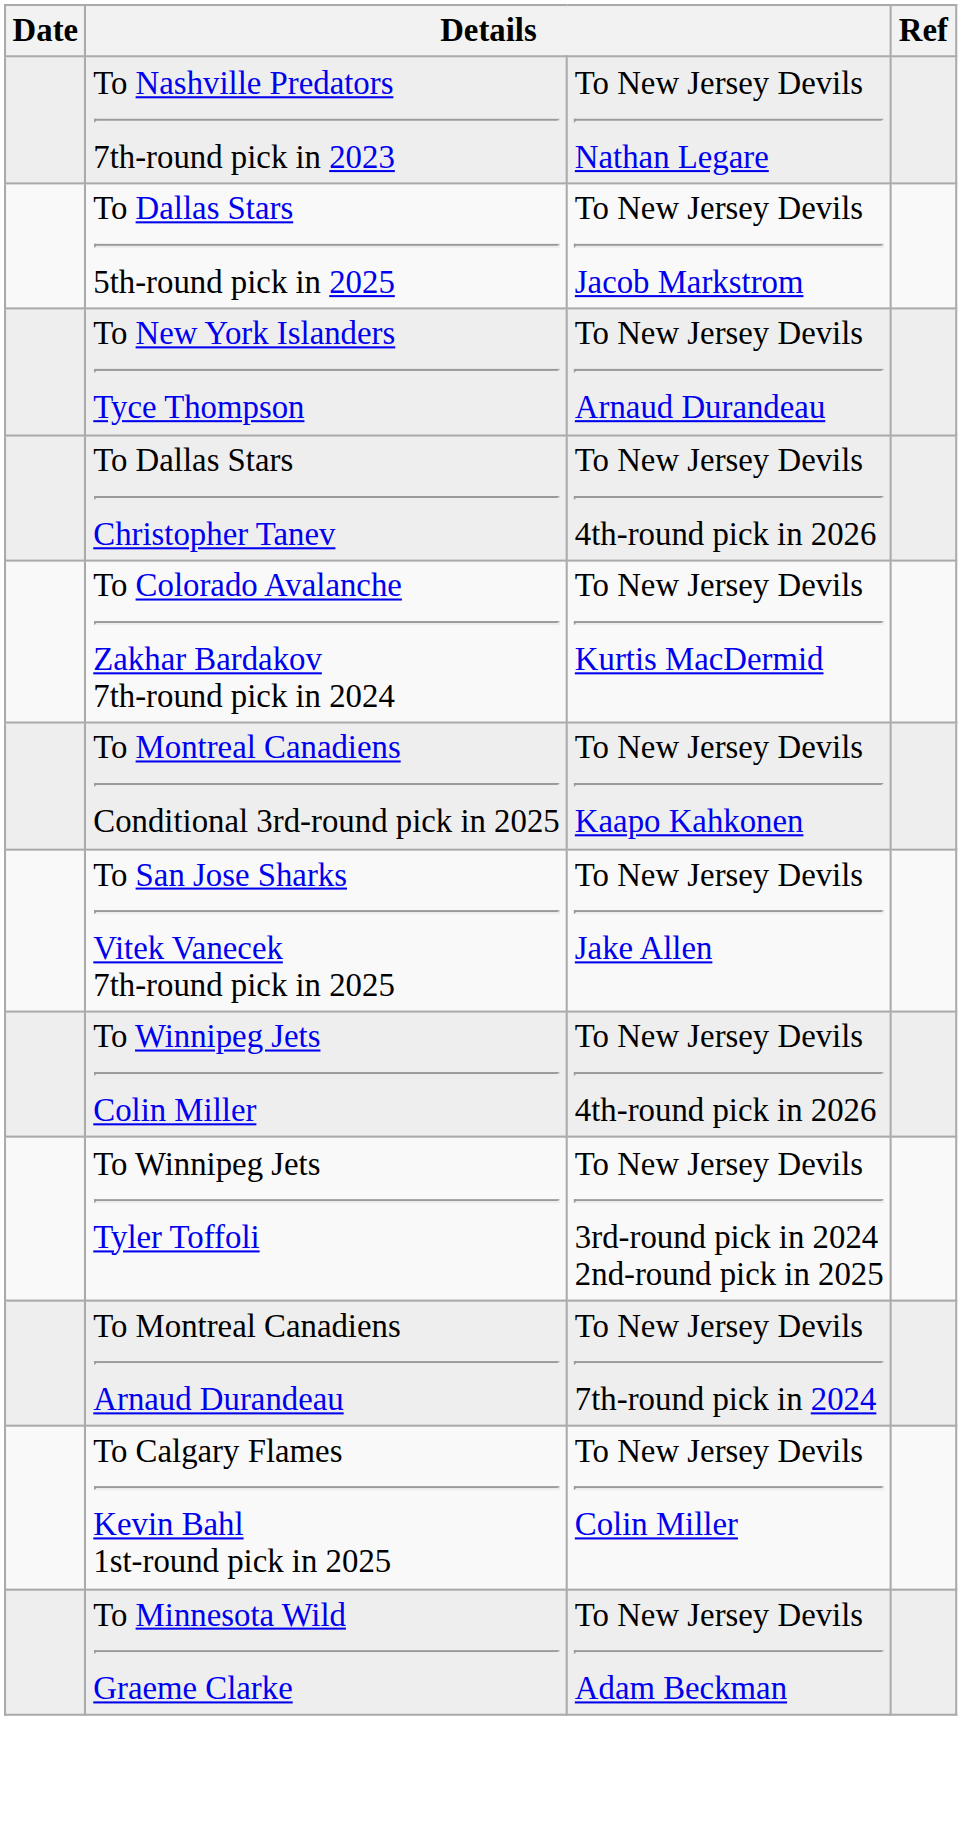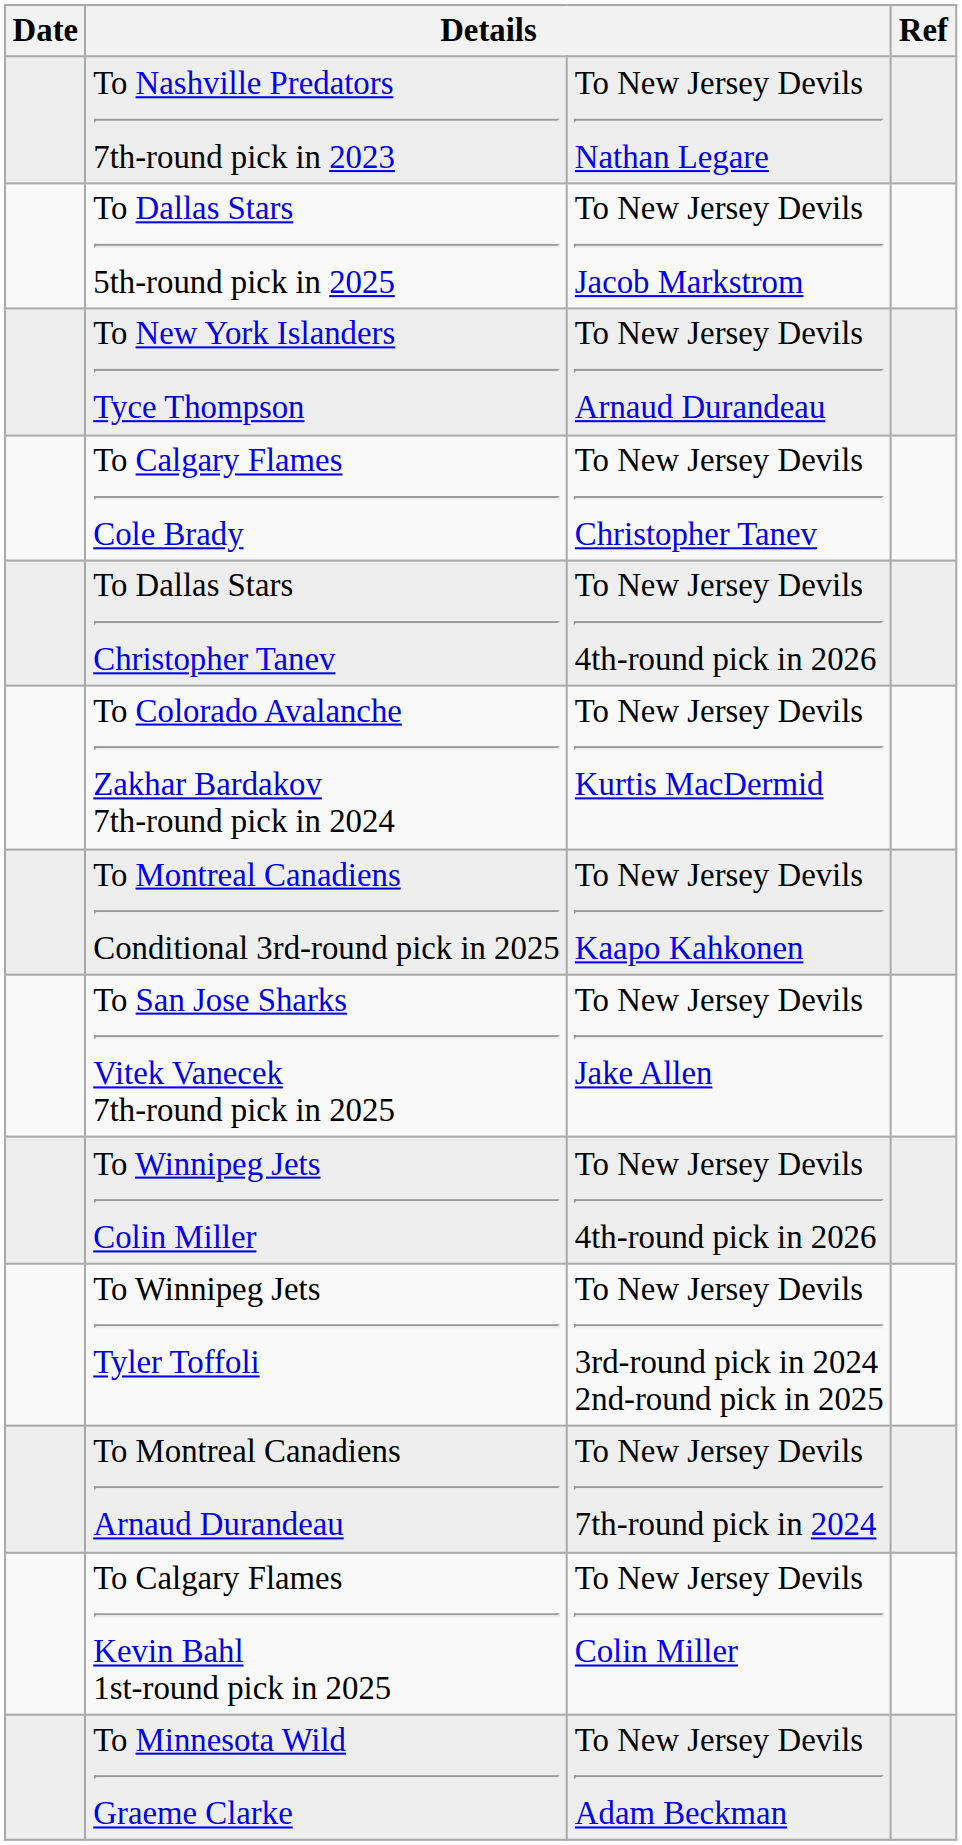+ row: (326, 496)
